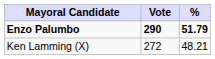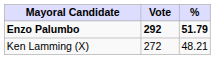(152, 29) 290 -> (152, 29) 292
